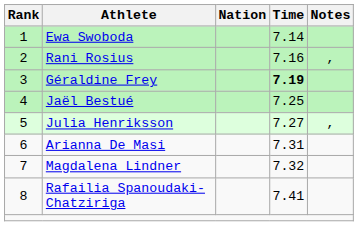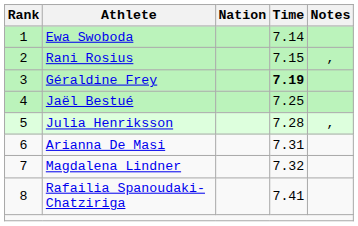(288, 59) 7.16 -> (288, 59) 7.15
(288, 123) 7.27 -> (288, 123) 7.28
